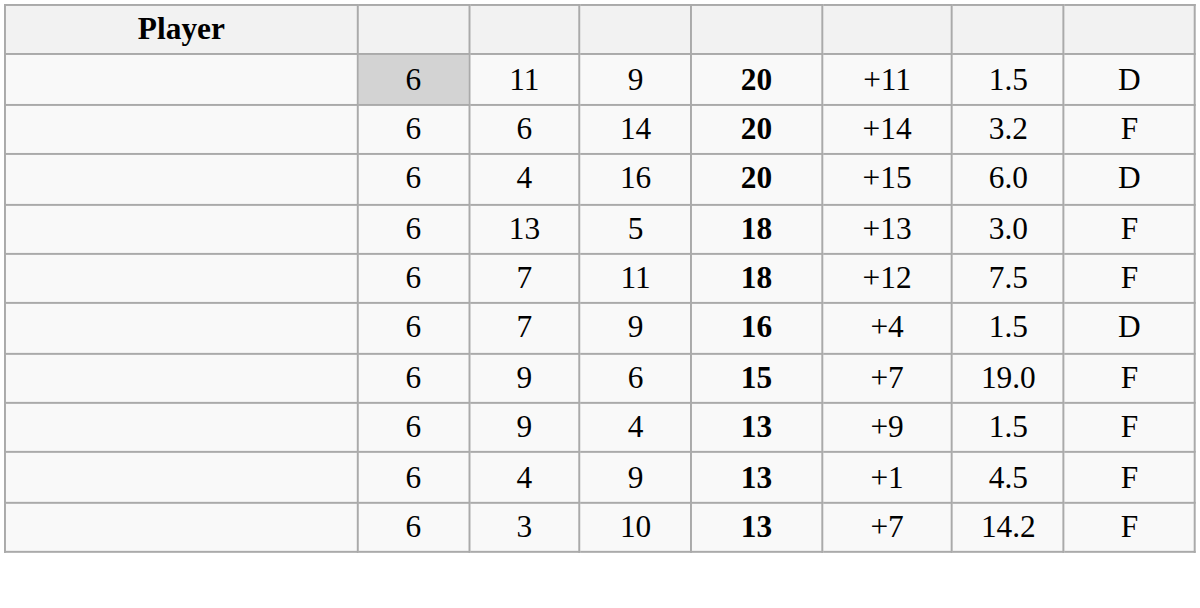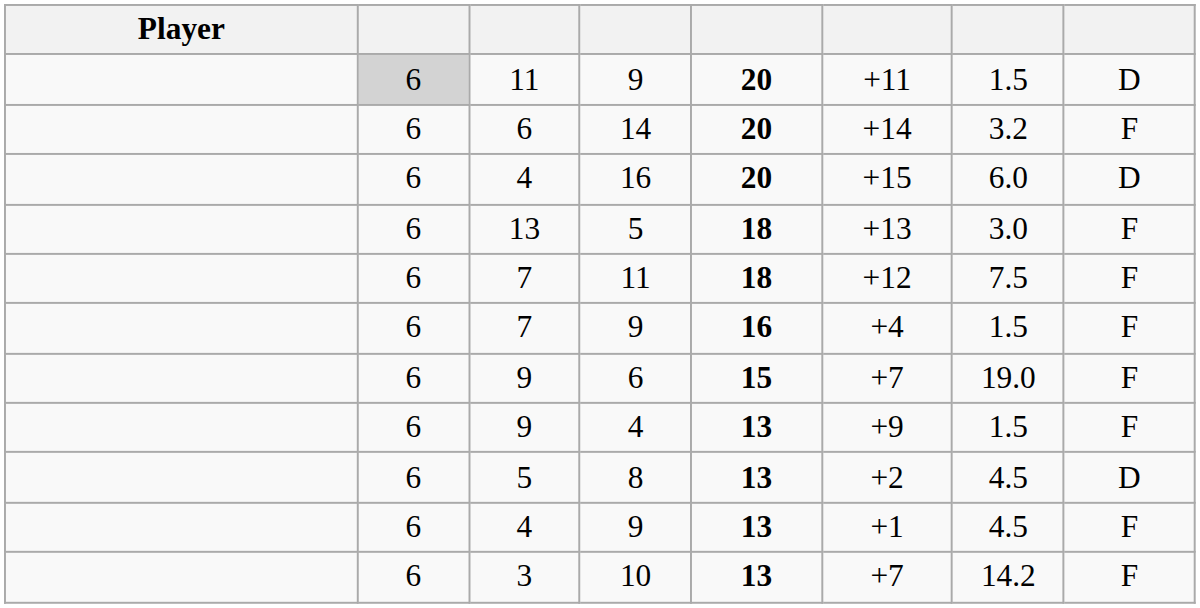(1129, 327) D -> (1129, 327) F
+ row: (524, 476)
